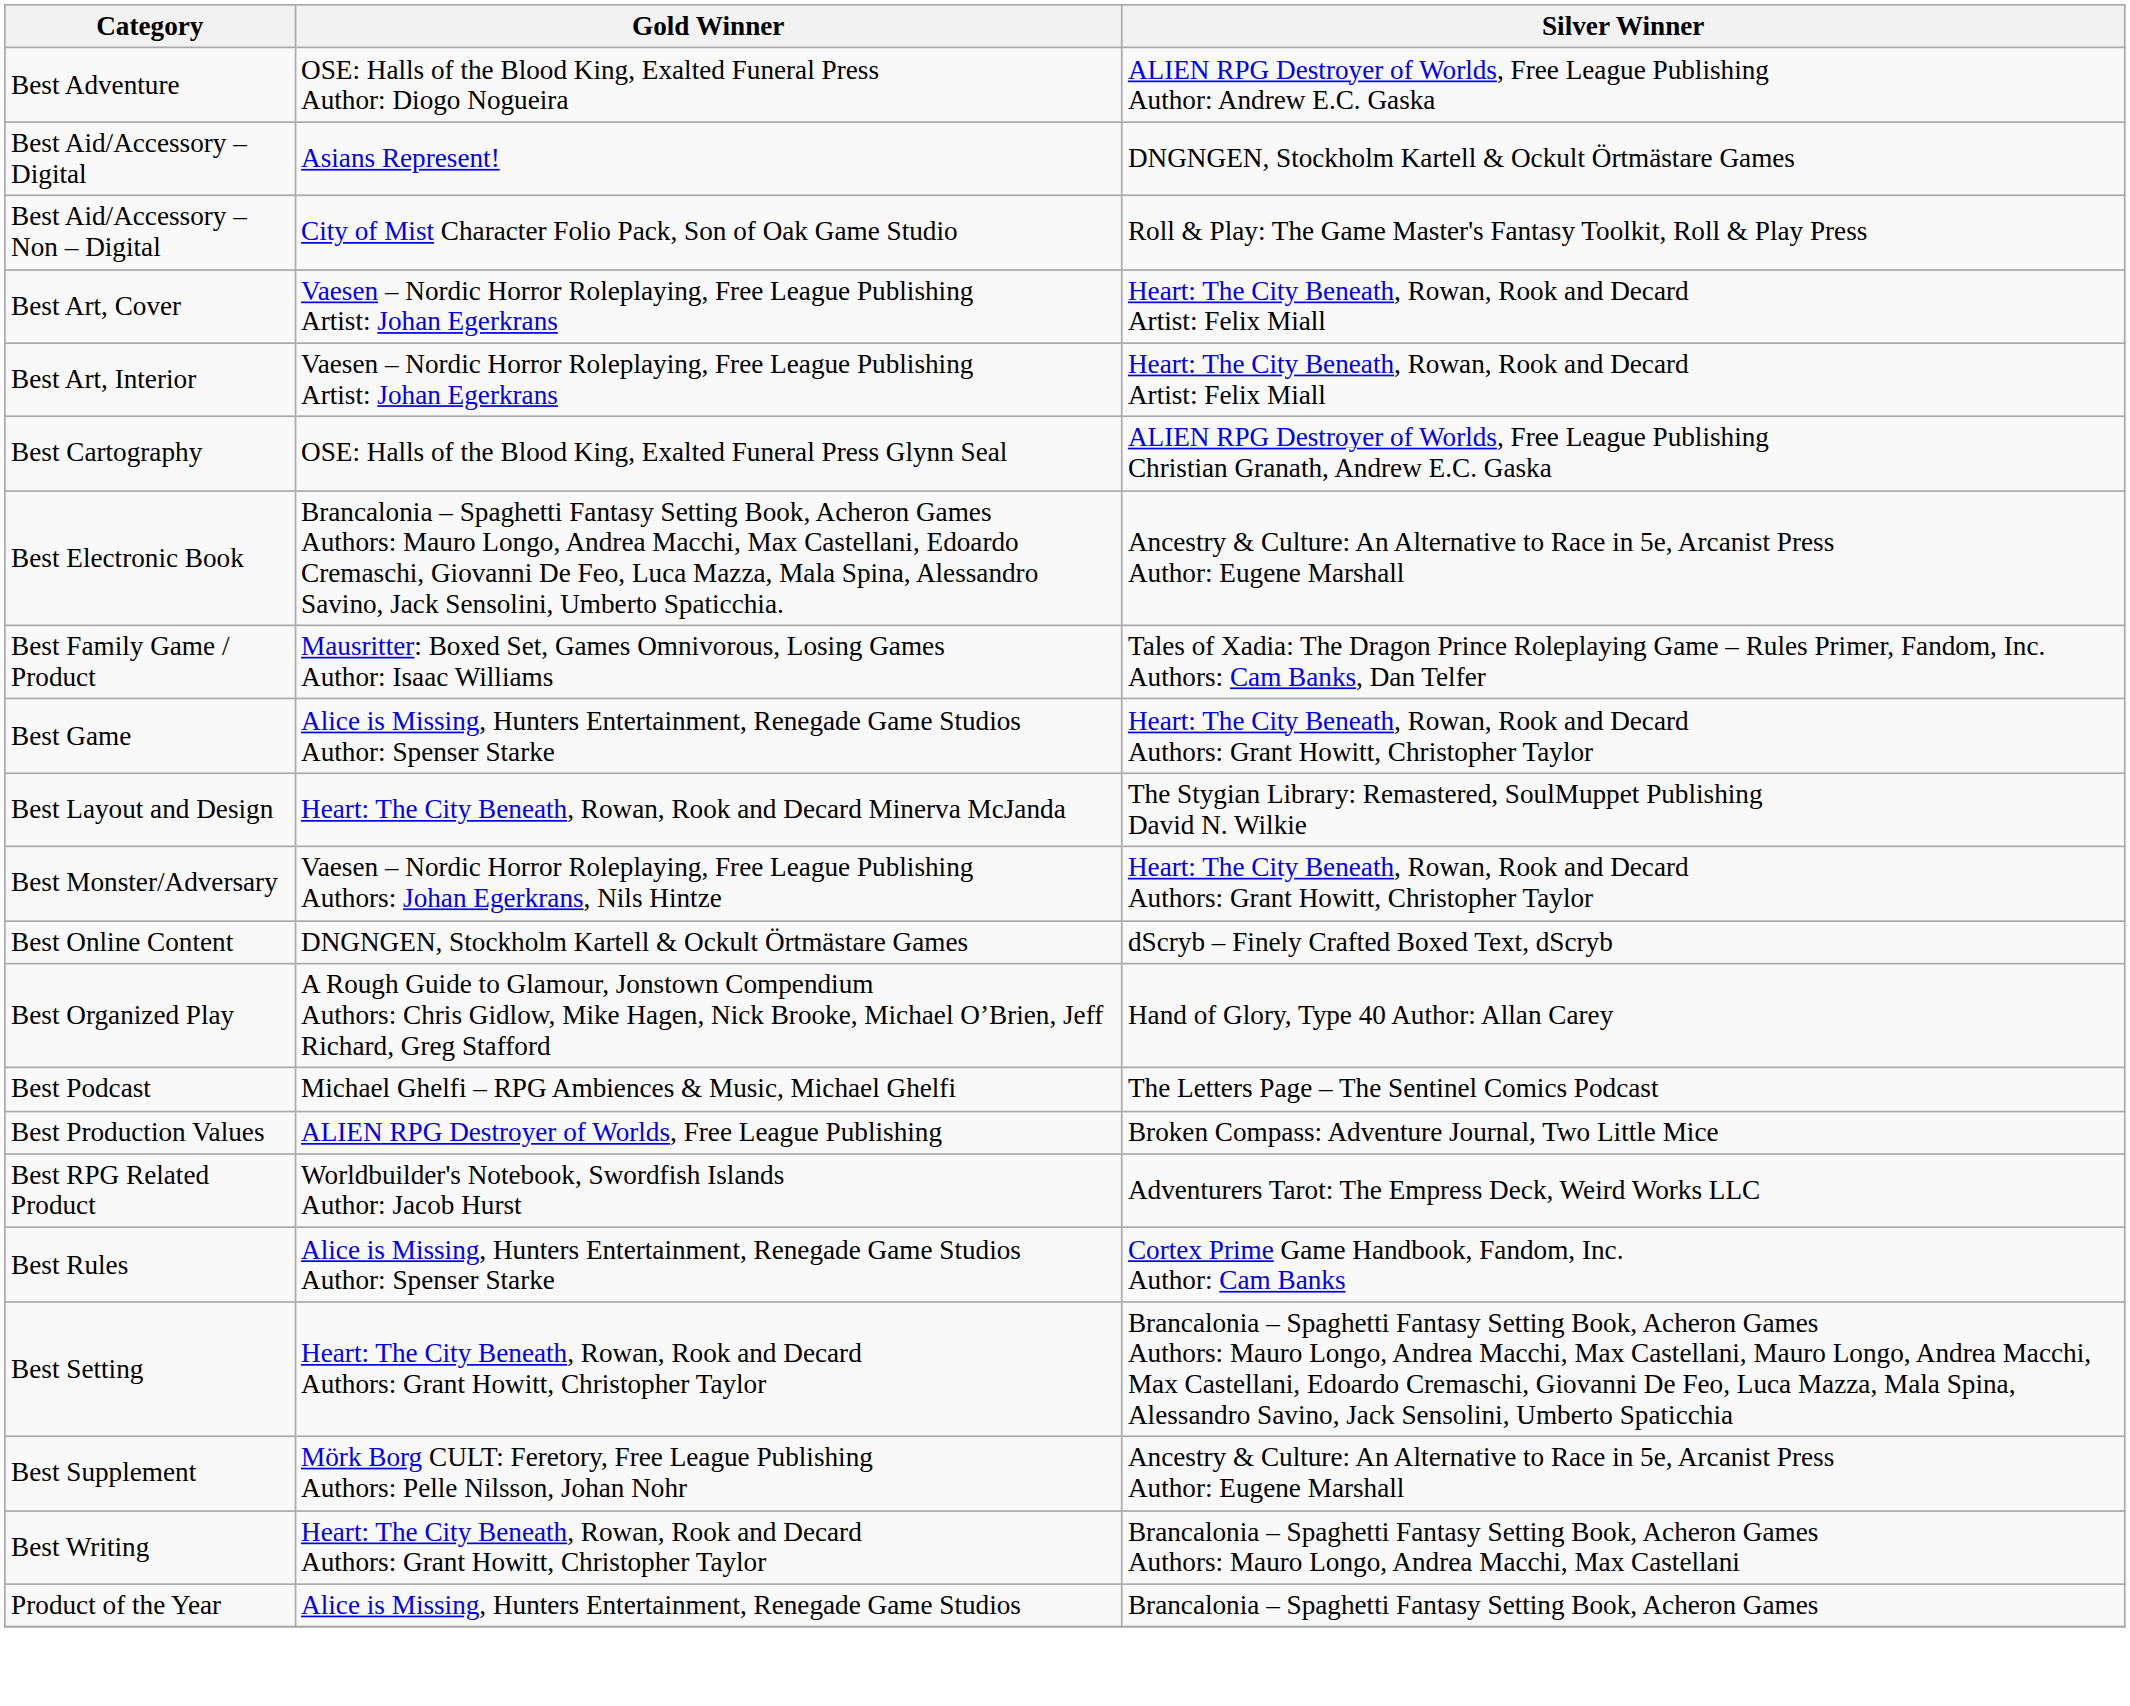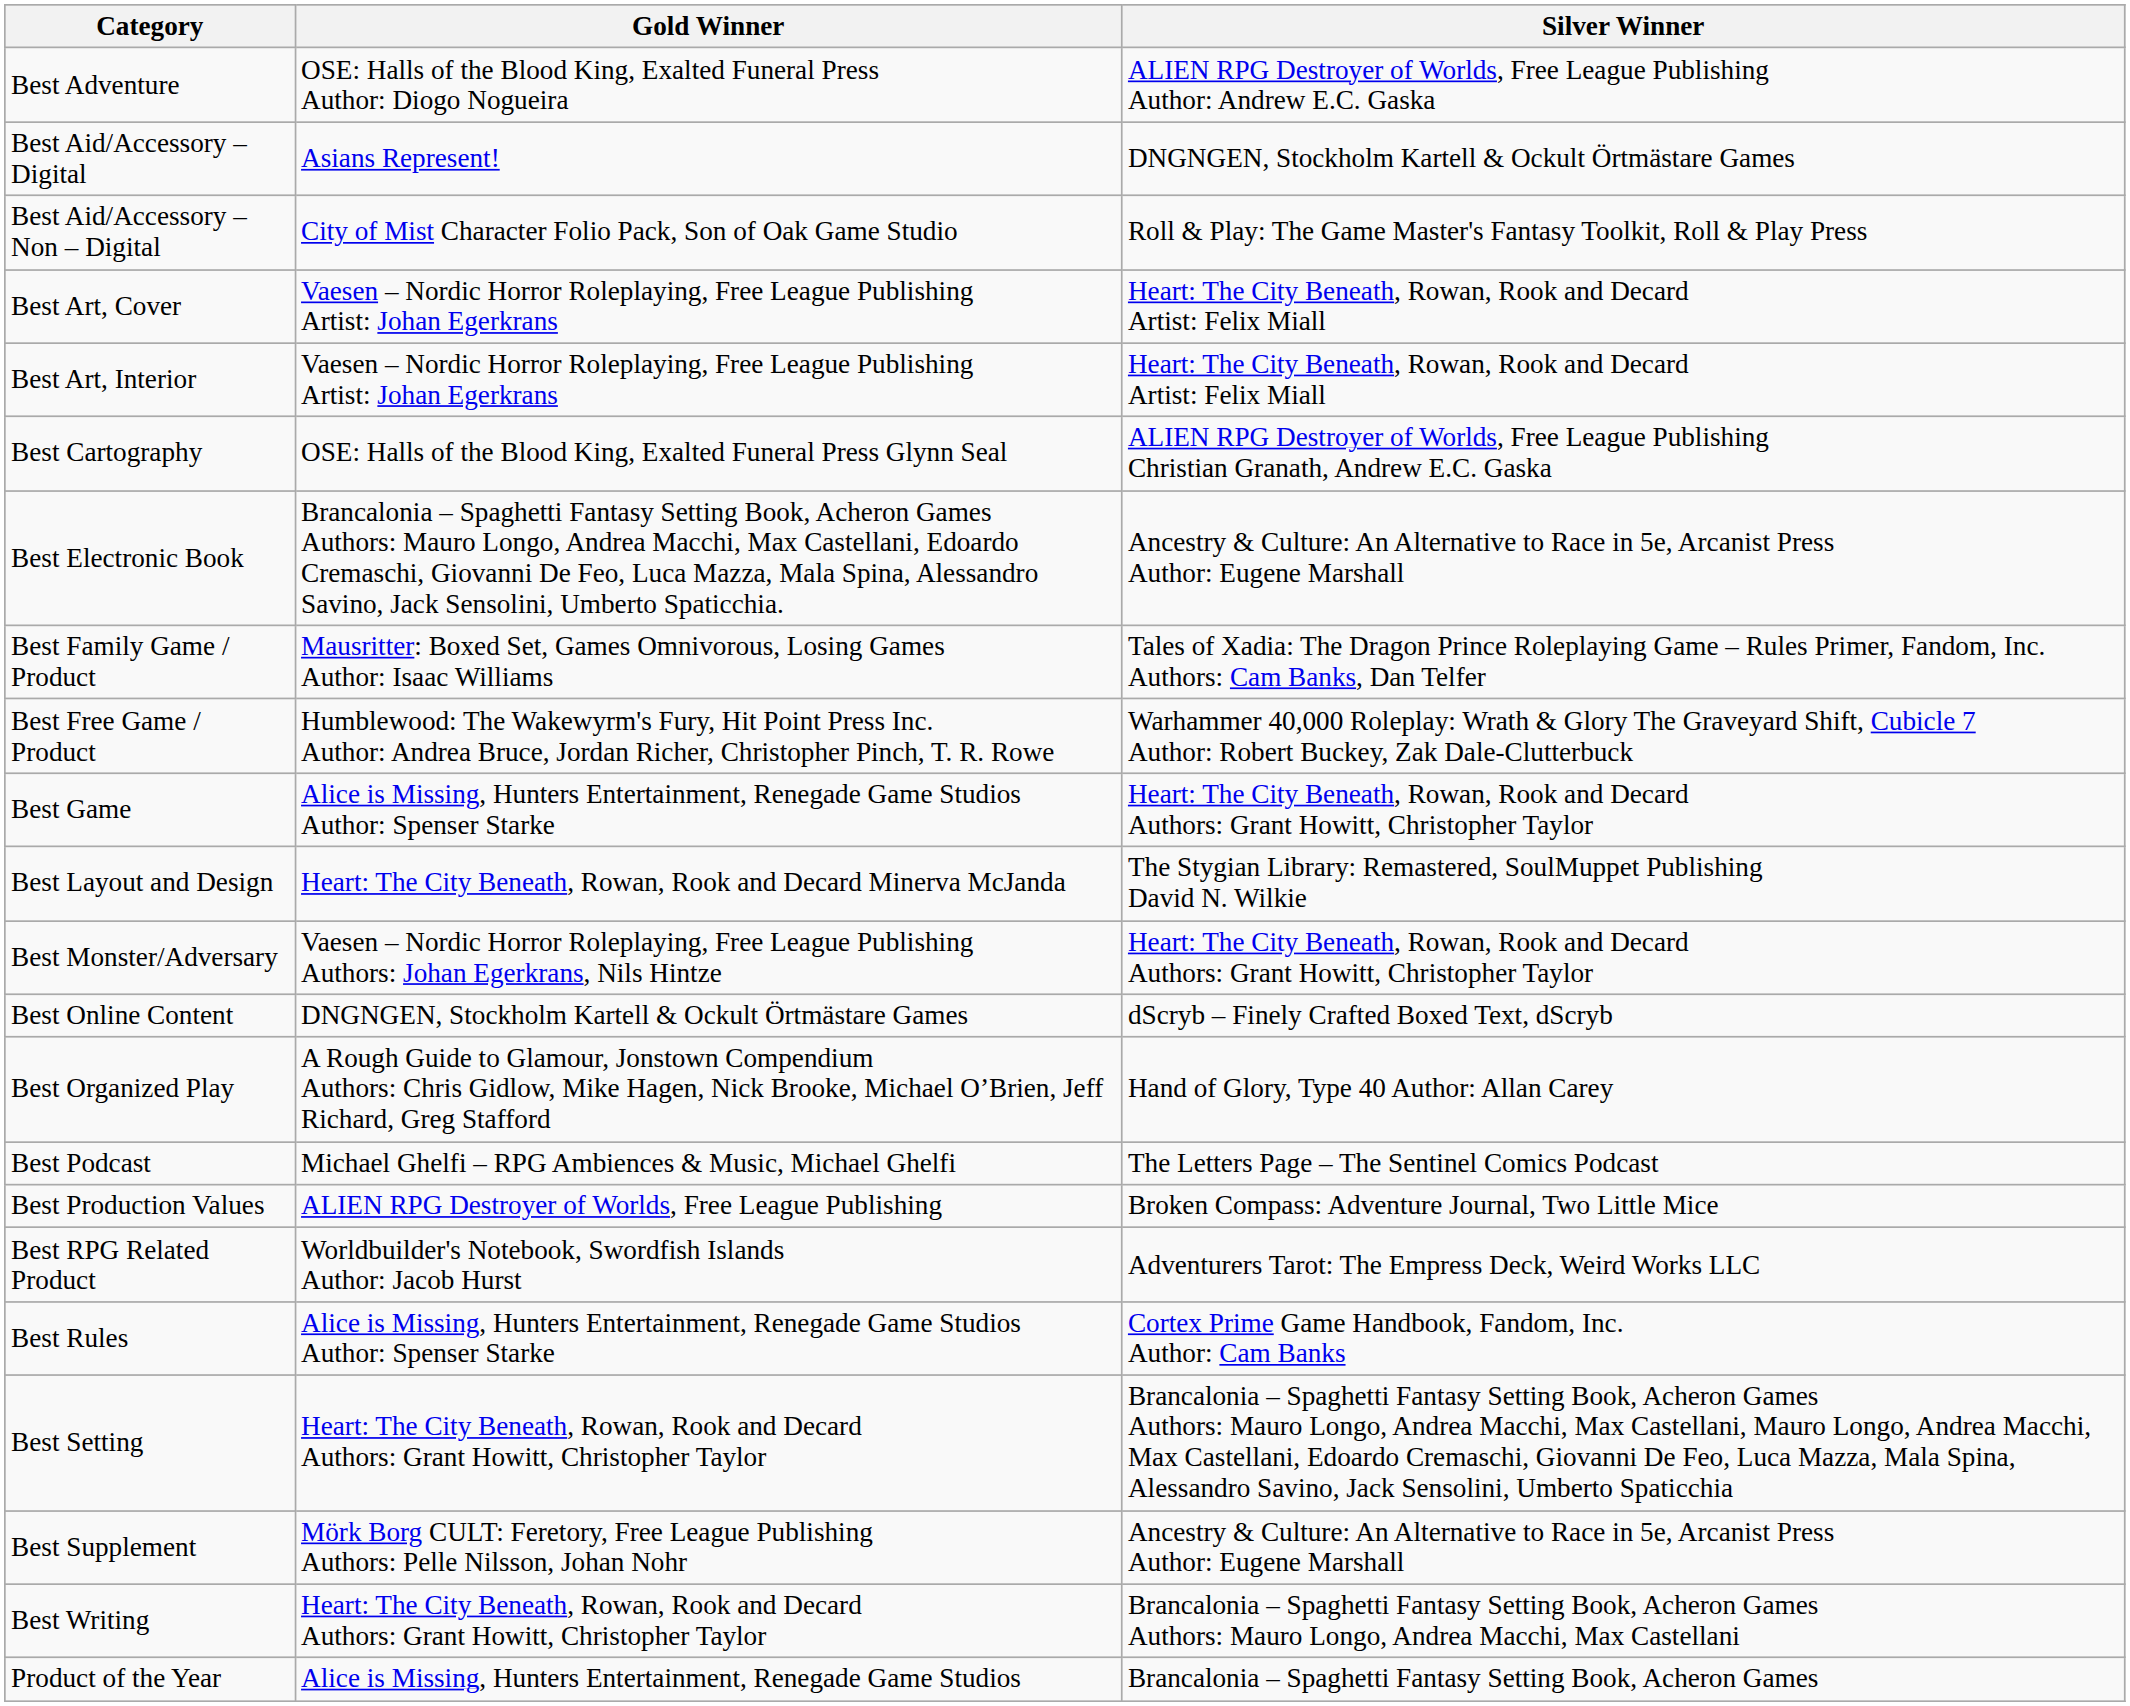+ row: (106, 735)
